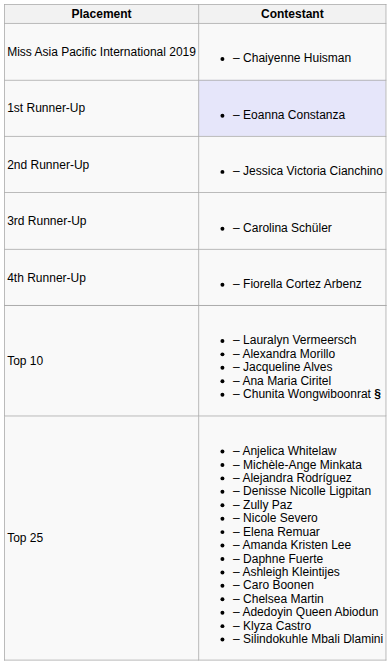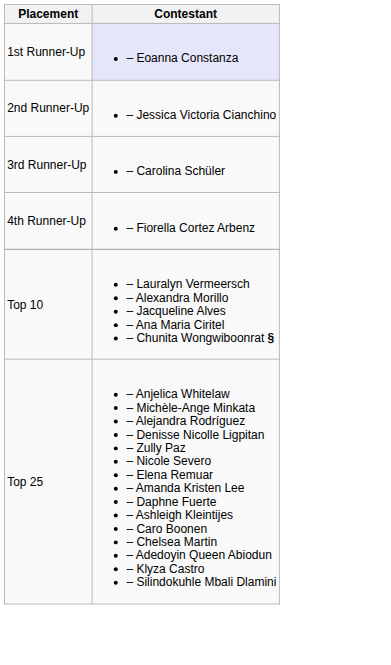- row: (102, 52)
